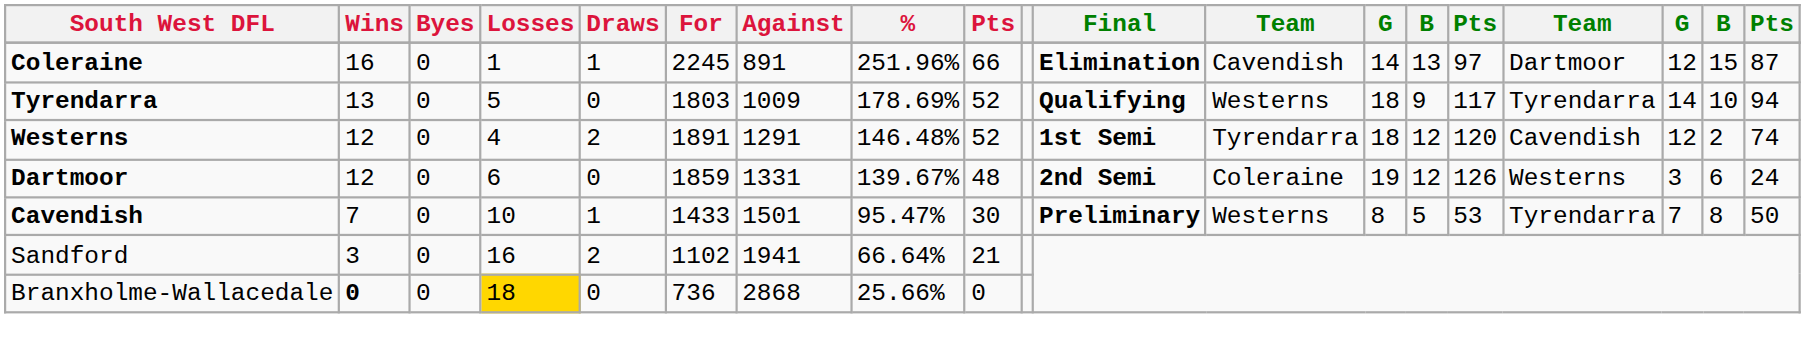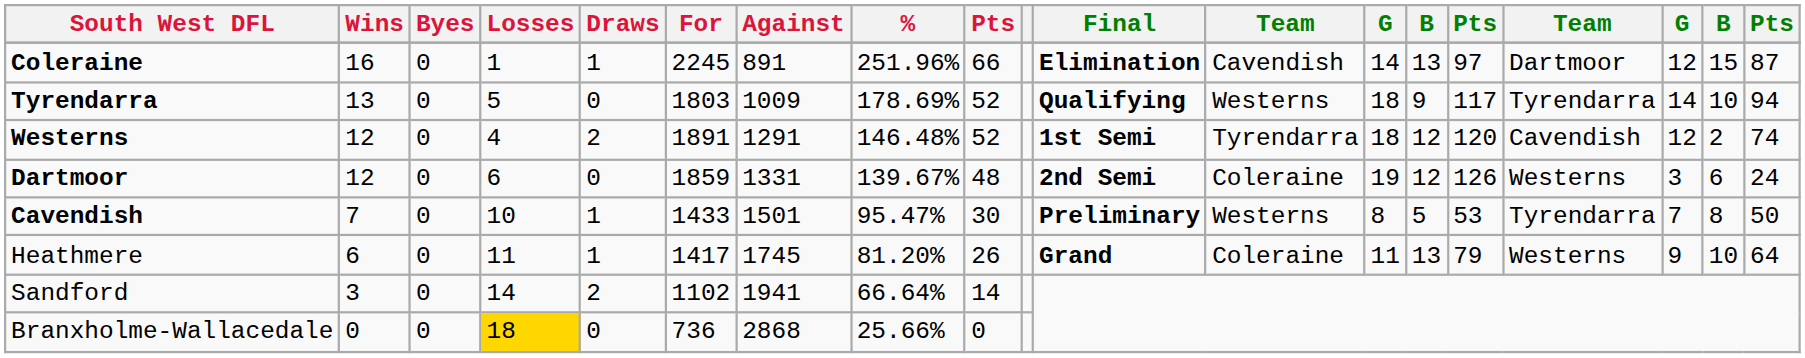+ row: (77, 255)
(501, 255) 16 -> (501, 294) 14
(986, 255) 21 -> (986, 294) 14
(353, 294) bold -> (353, 332) normal
